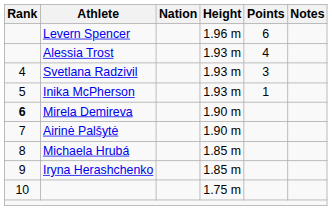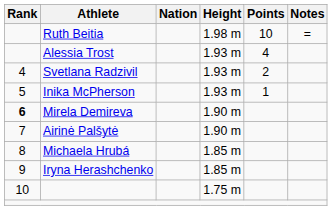+ row: (73, 33)
- row: (87, 33)
(266, 72) 3 -> (266, 72) 2
